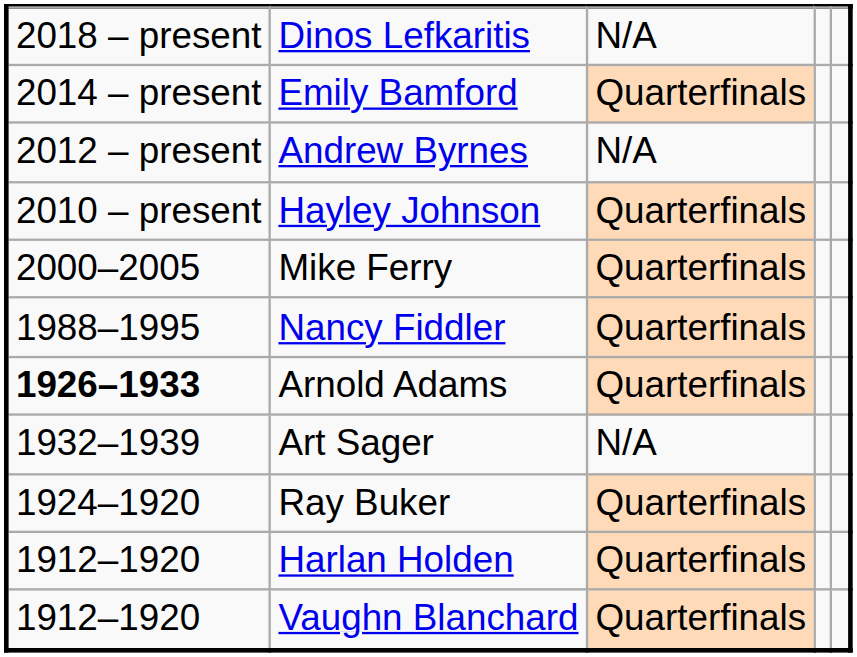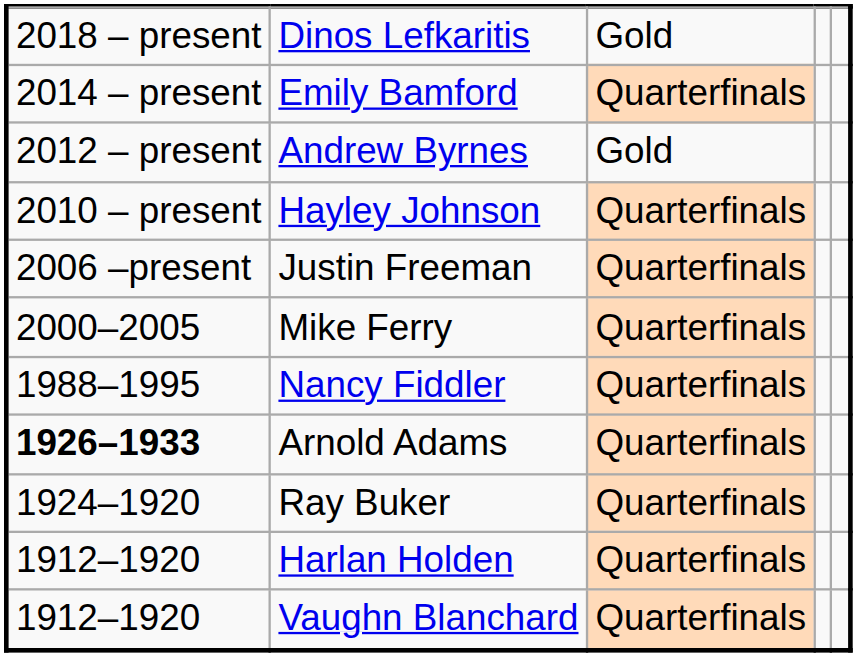(626, 34) N/A -> (634, 34) Gold
(626, 151) N/A -> (634, 151) Gold
+ row: (405, 268)
- row: (356, 443)
